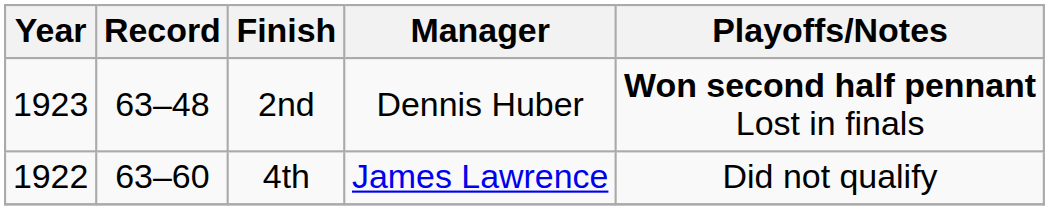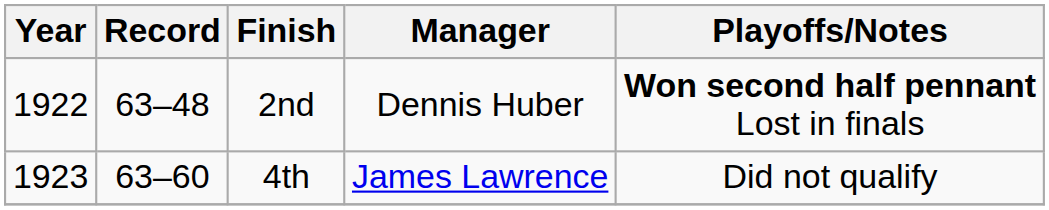(51, 104) 1923 -> (51, 104) 1922
(51, 177) 1922 -> (51, 177) 1923
